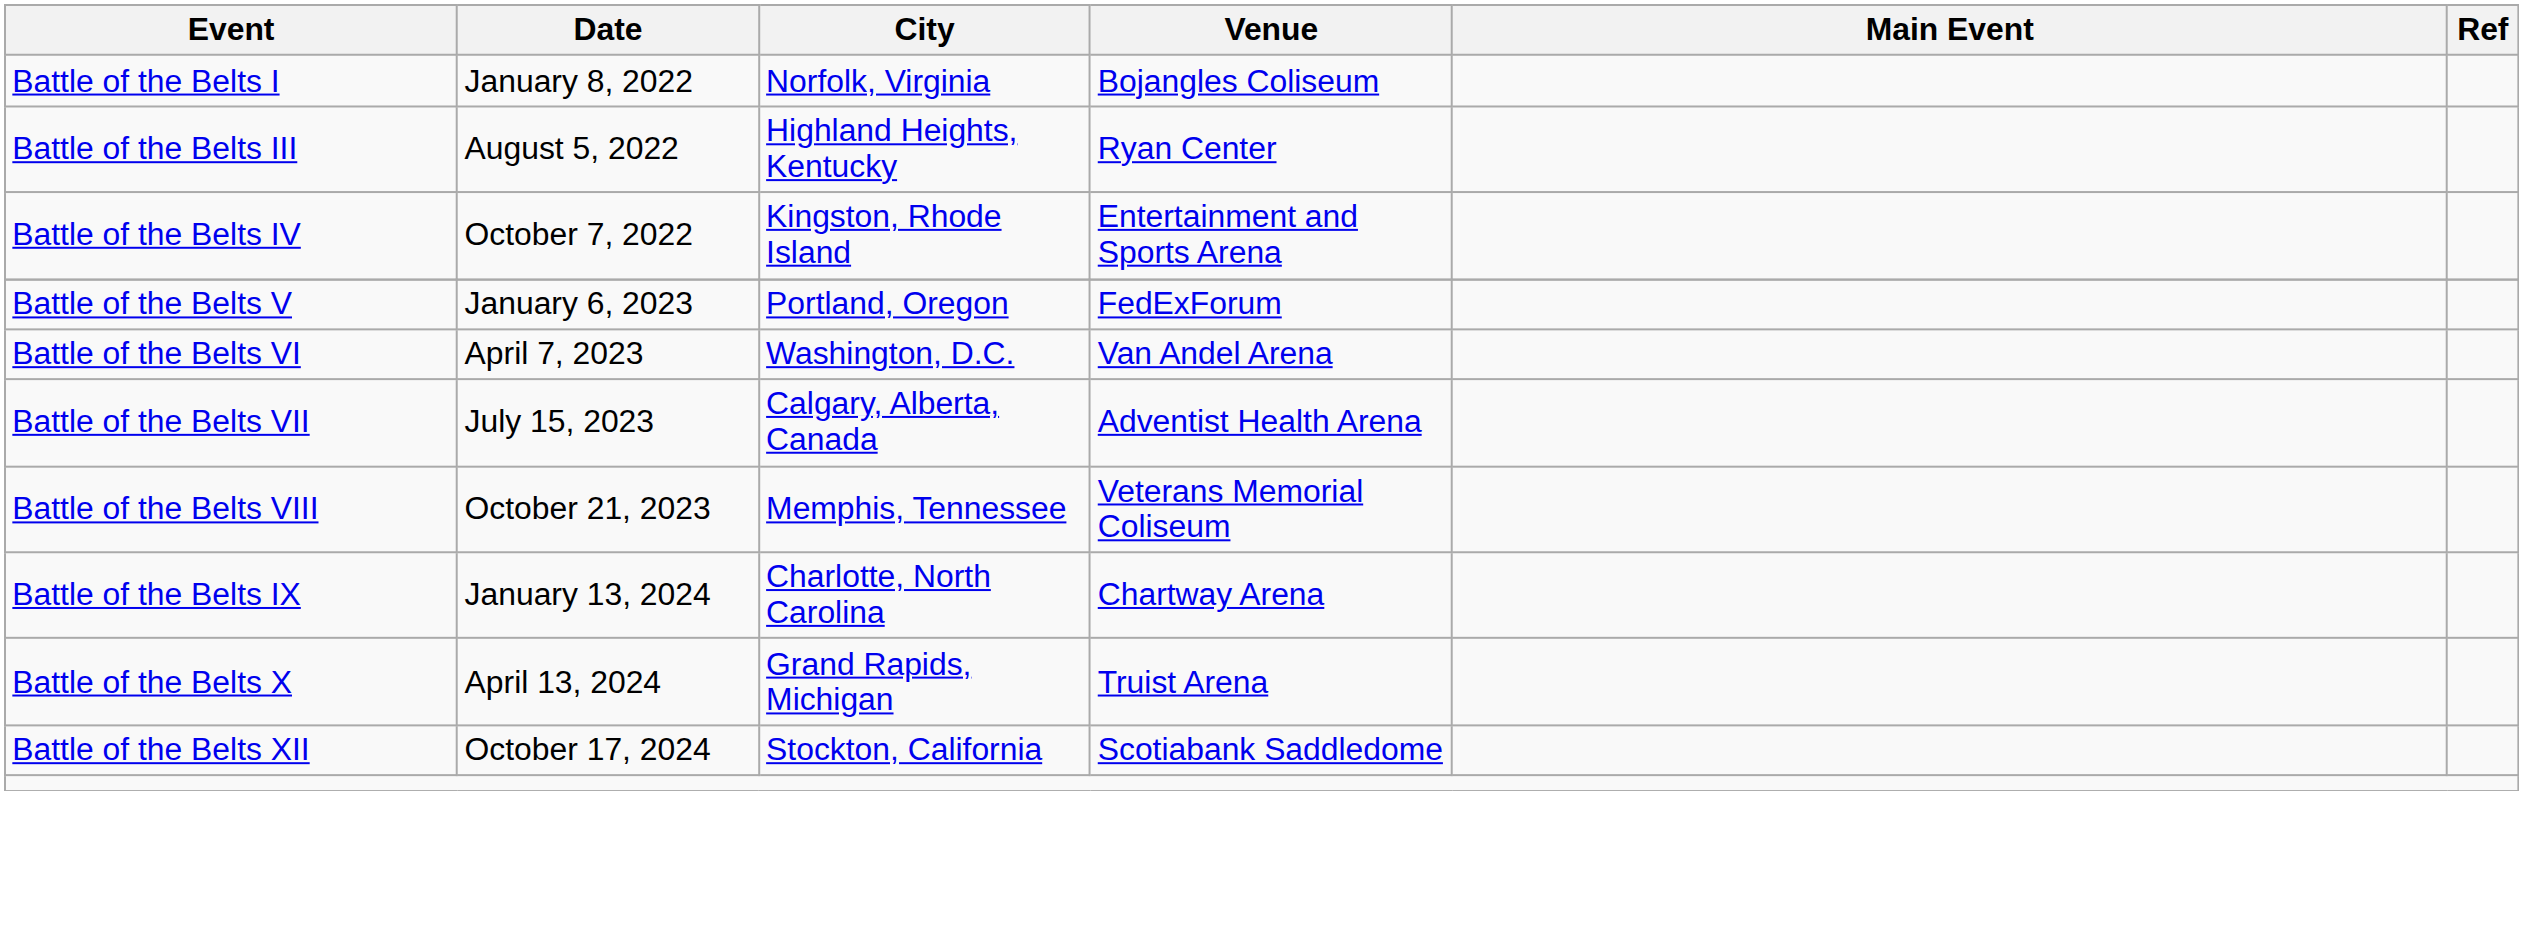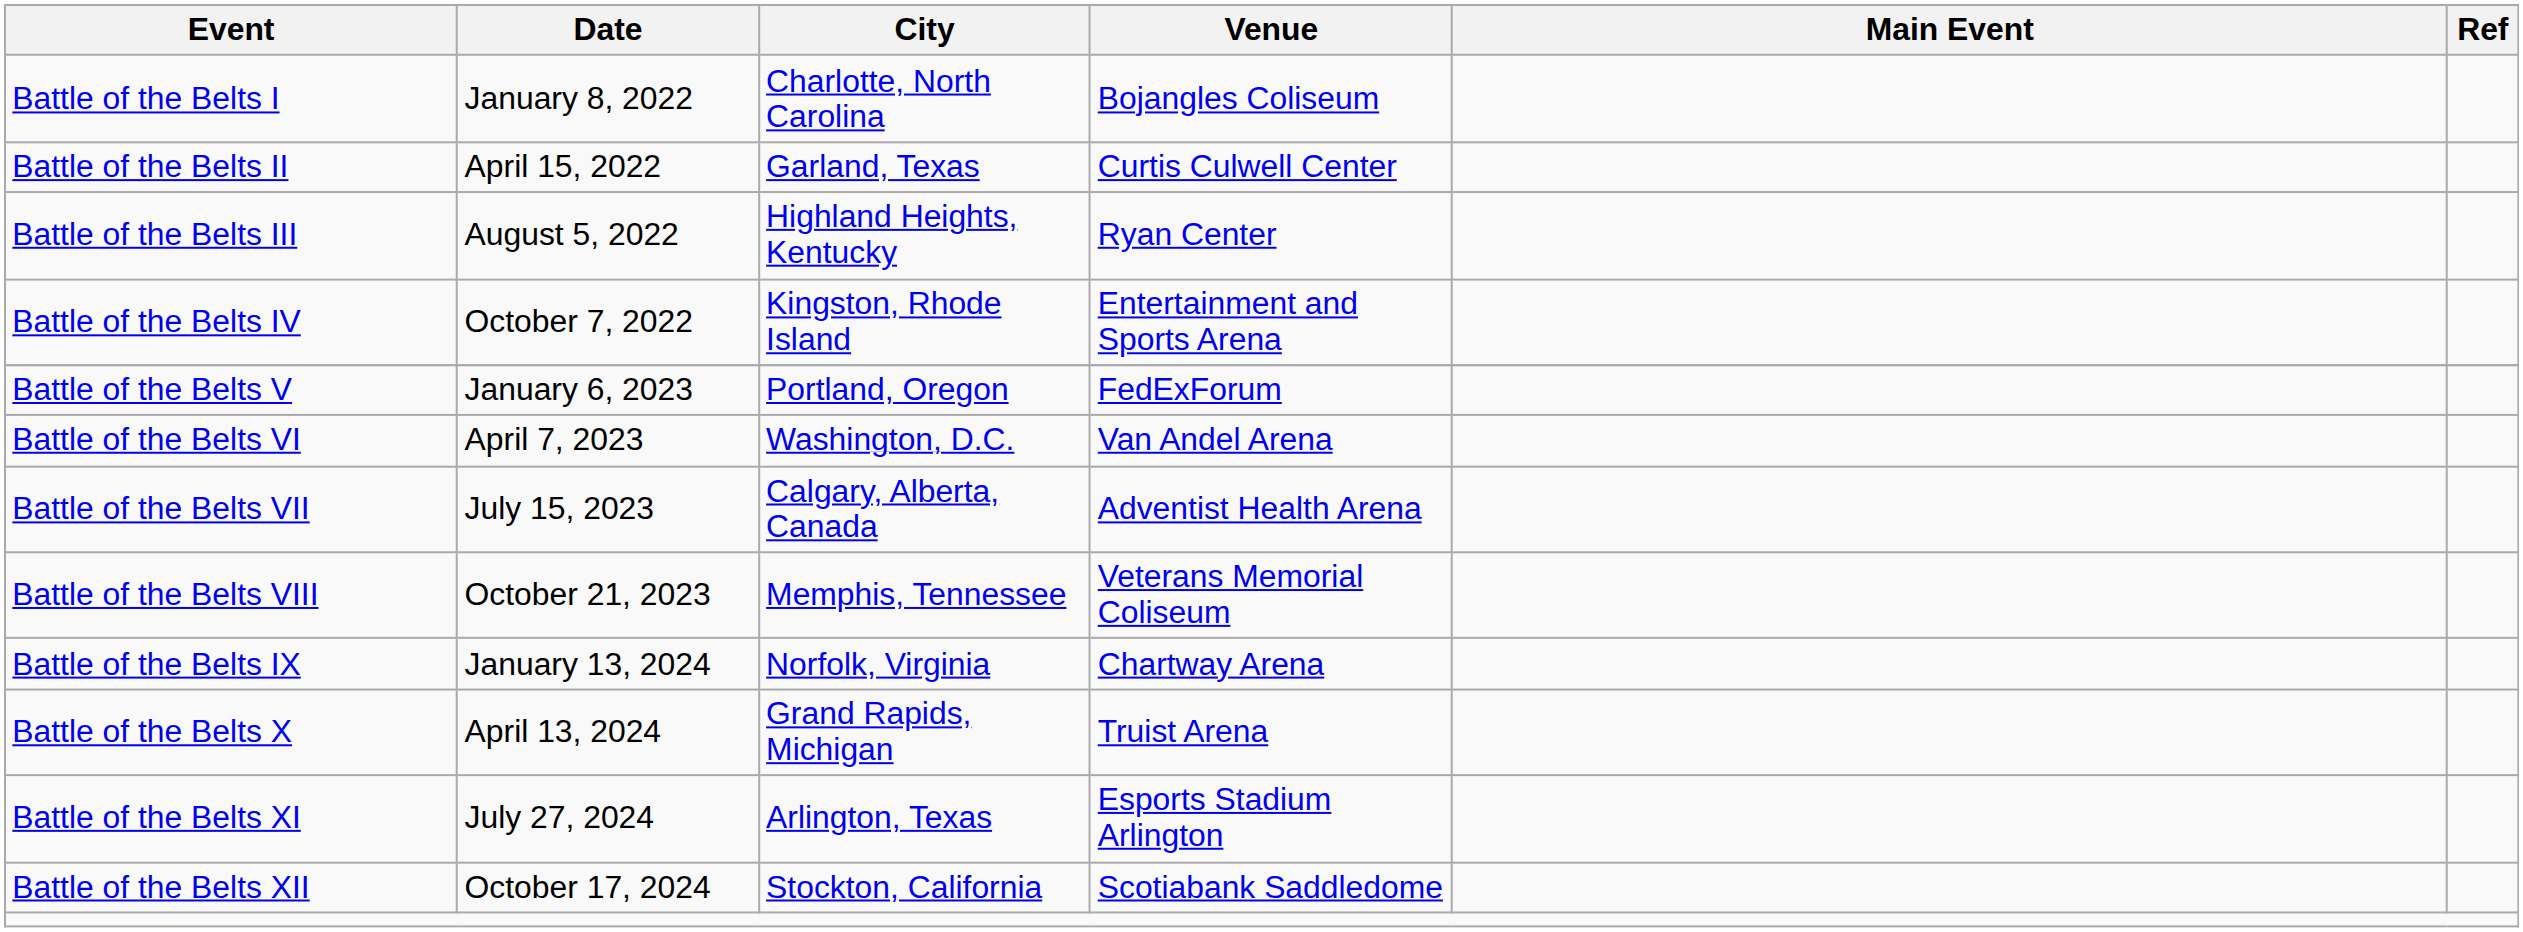(878, 80) Norfolk, Virginia -> (878, 98) Charlotte, North Carolina
+ row: (150, 166)
(878, 594) Charlotte, North Carolina -> (878, 663) Norfolk, Virginia
+ row: (157, 818)
